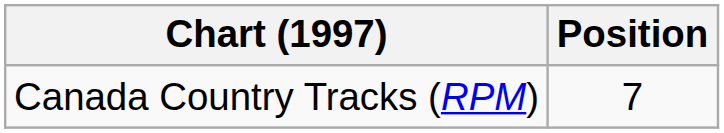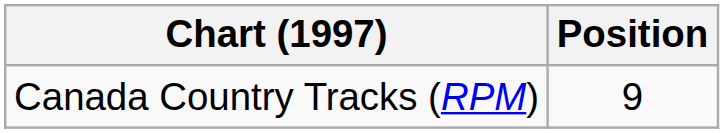(632, 95) 7 -> (632, 95) 9
